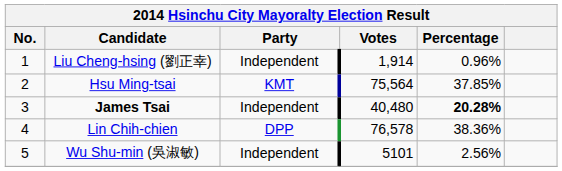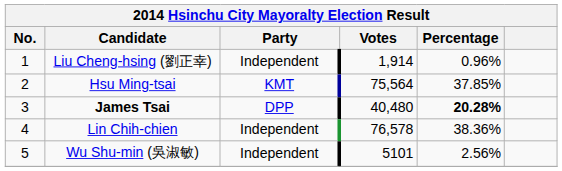(279, 107) Independent -> (279, 107) DPP
(279, 129) DPP -> (279, 129) Independent
